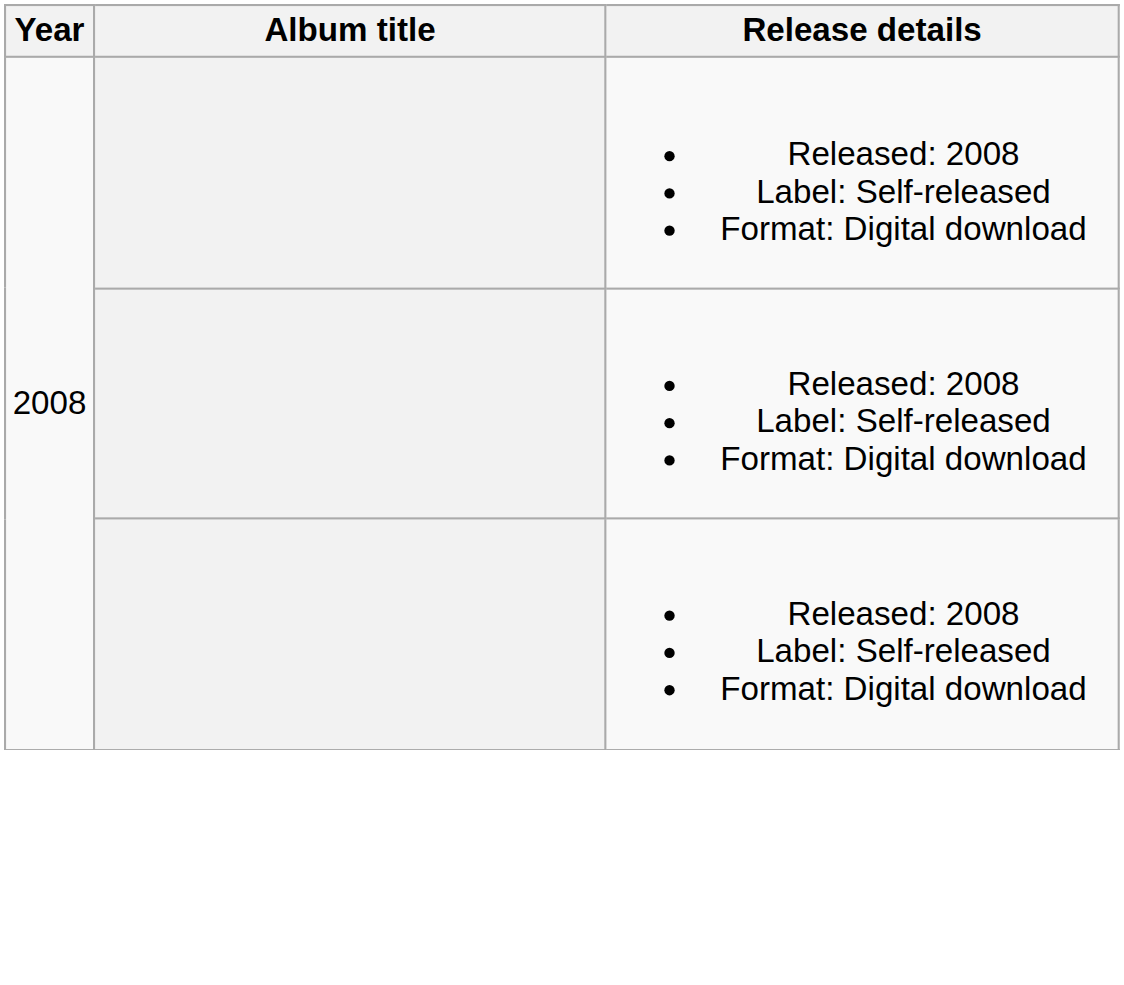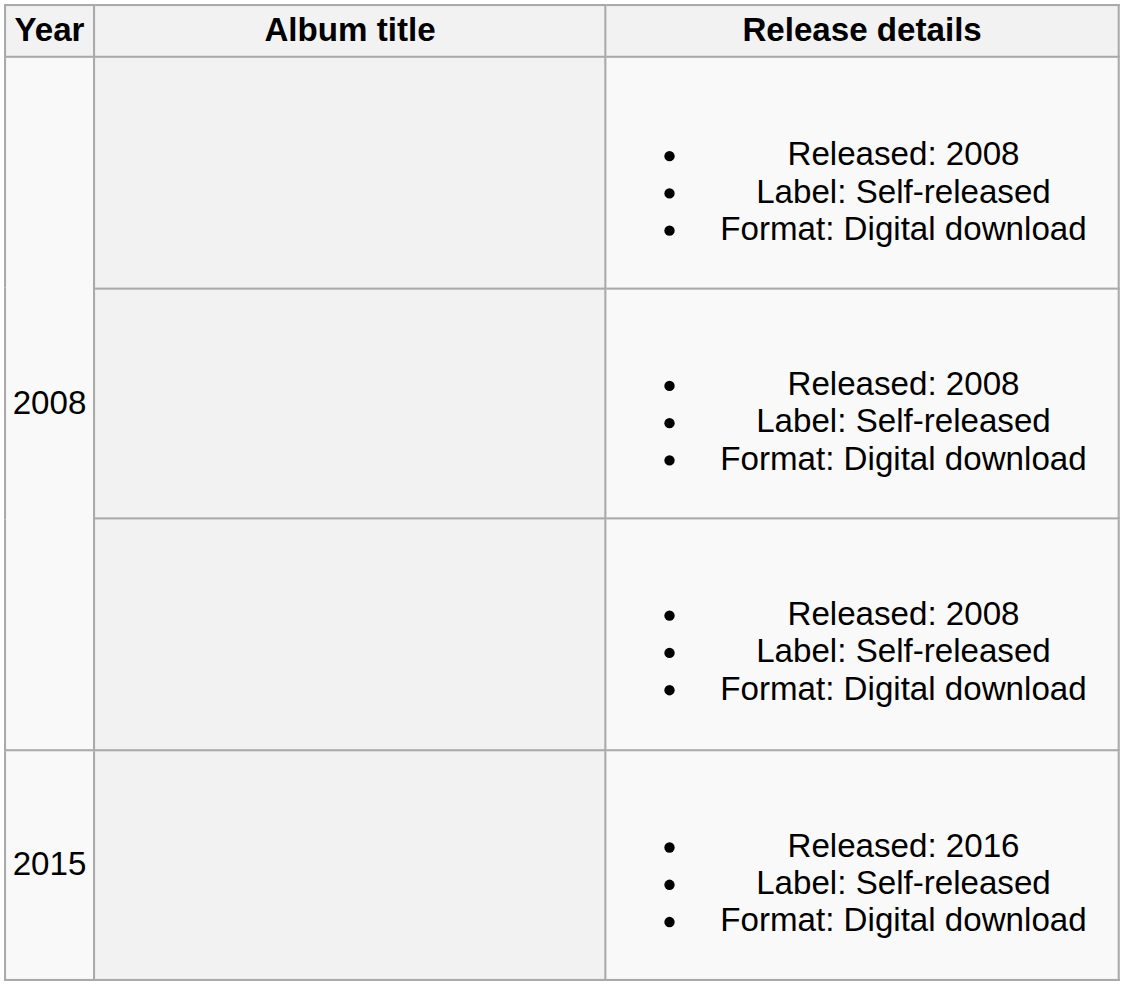+ row: (50, 863)
